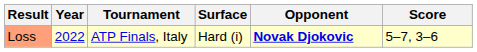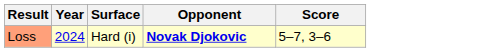- column: (141, 15)
(70, 36) 2022 -> (70, 36) 2024
